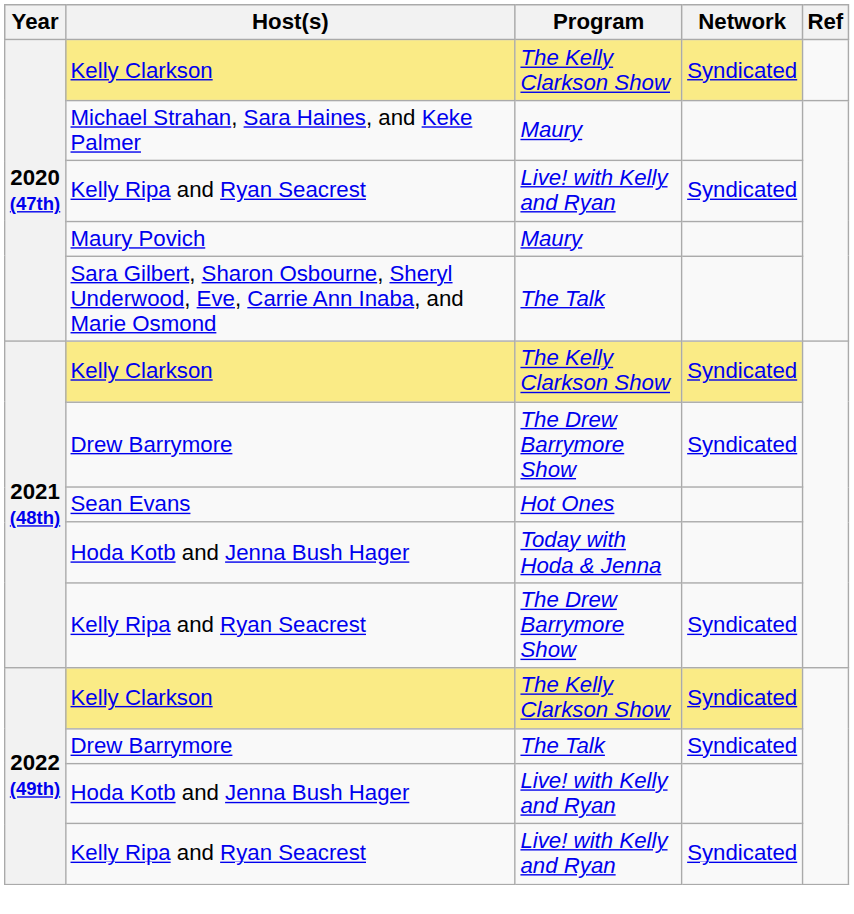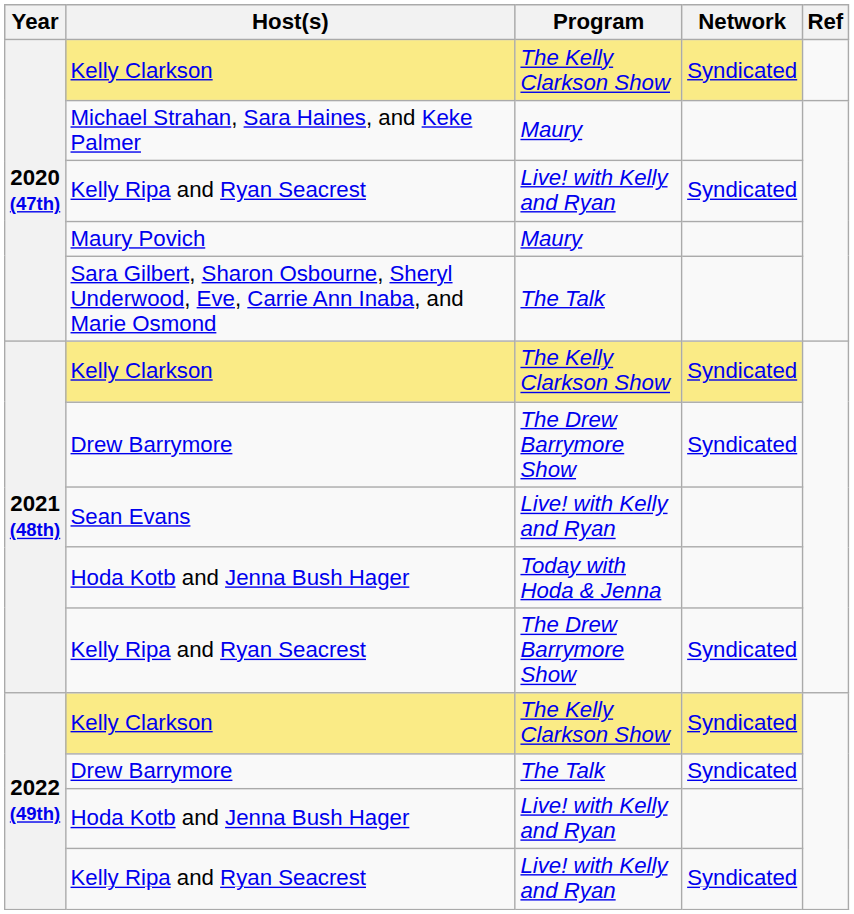(567, 504) Hot Ones -> (594, 516) Live! with Kelly and Ryan
